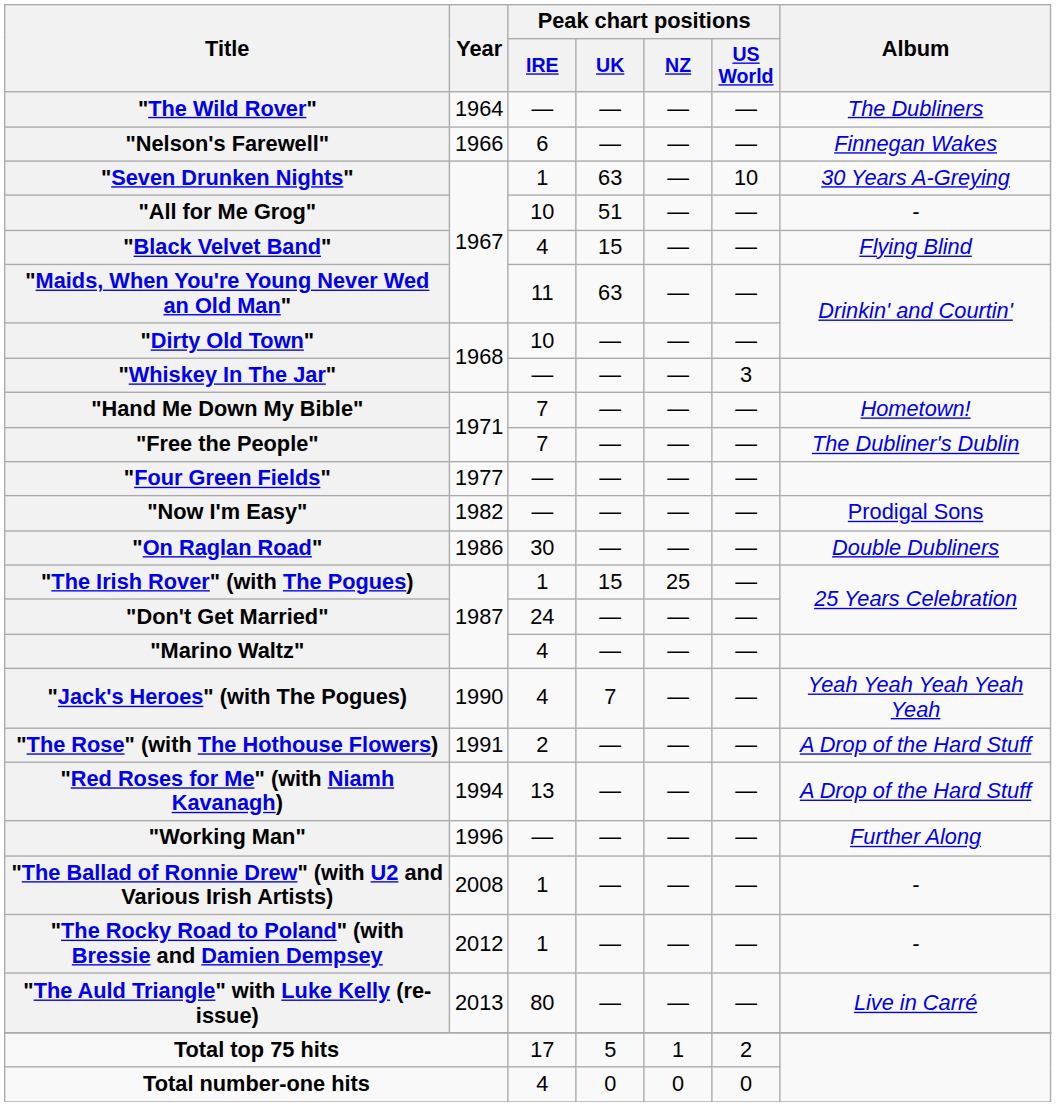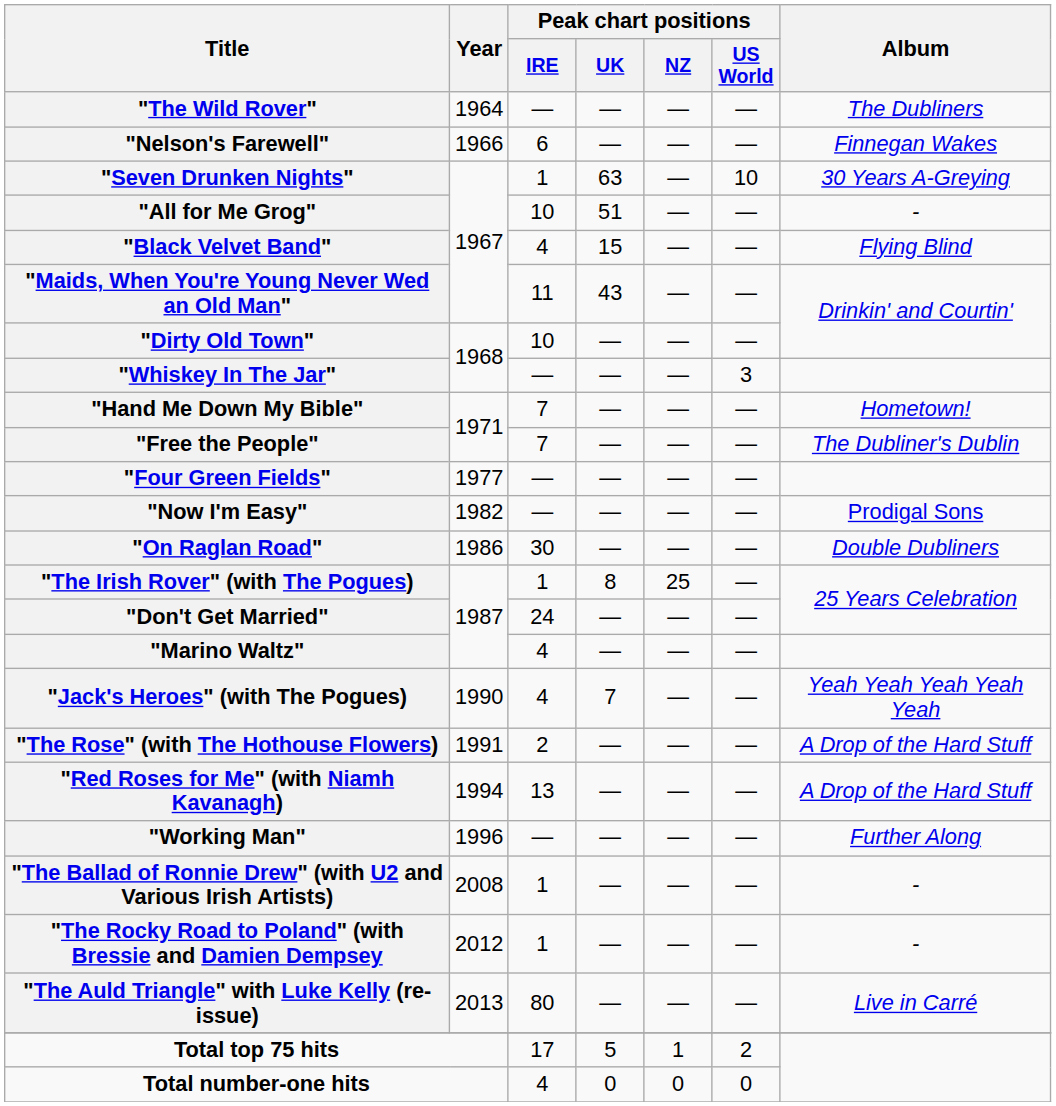(610, 293) 63 -> (610, 293) 43
(610, 582) 15 -> (610, 582) 8
